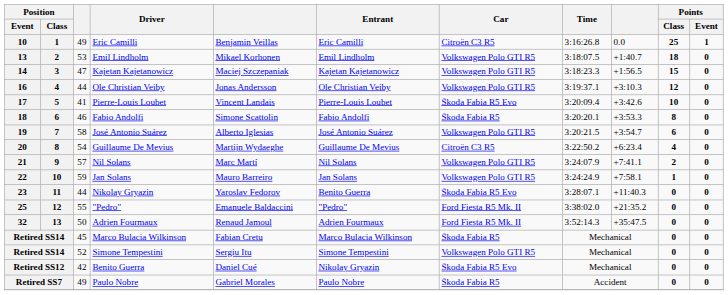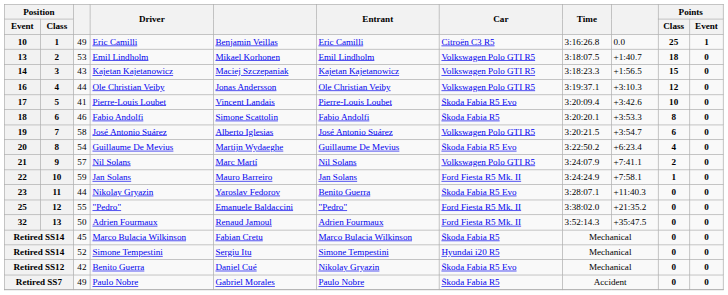(82, 71) 47 -> (82, 71) 43
(468, 146) Citroën C3 R5 -> (479, 146) Škoda Fabia R5 Evo
(488, 176) Volkswagen Polo GTI R5 -> (481, 176) Ford Fiesta R5 Mk. II
(488, 252) Volkswagen Polo GTI R5 -> (471, 252) Hyundai i20 R5
